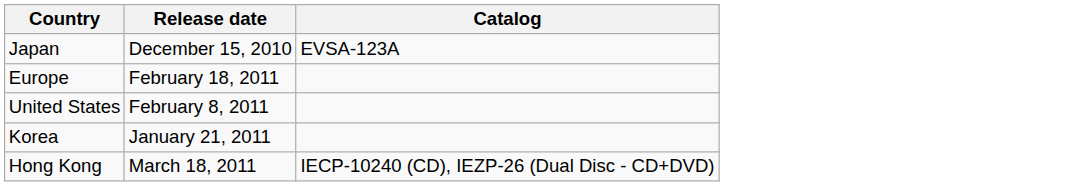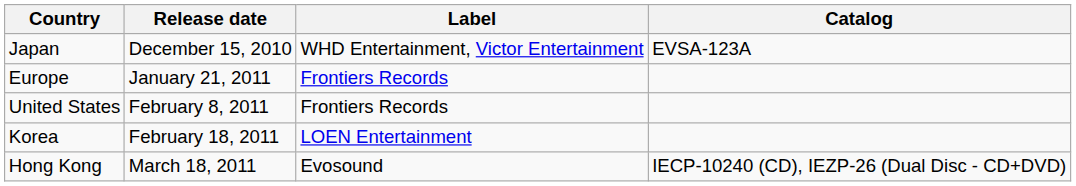+ column: (472, 19)
(204, 78) February 18, 2011 -> (200, 78) January 21, 2011
(200, 136) January 21, 2011 -> (204, 136) February 18, 2011
